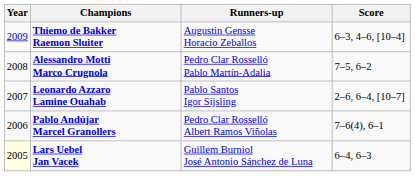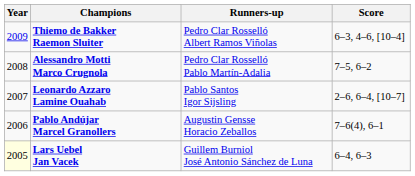(220, 37) Augustin Gensse Horacio Zeballos -> (230, 37) Pedro Clar Rosselló Albert Ramos Viñolas
(230, 126) Pedro Clar Rosselló Albert Ramos Viñolas -> (220, 126) Augustin Gensse Horacio Zeballos
